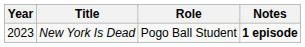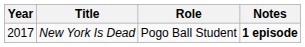(20, 33) 2023 -> (20, 33) 2017
